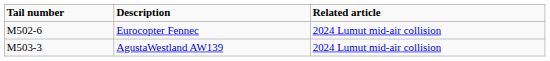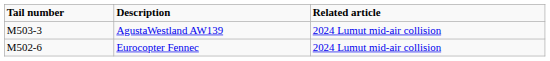rows swapped: (158, 30) <-> (170, 47)
